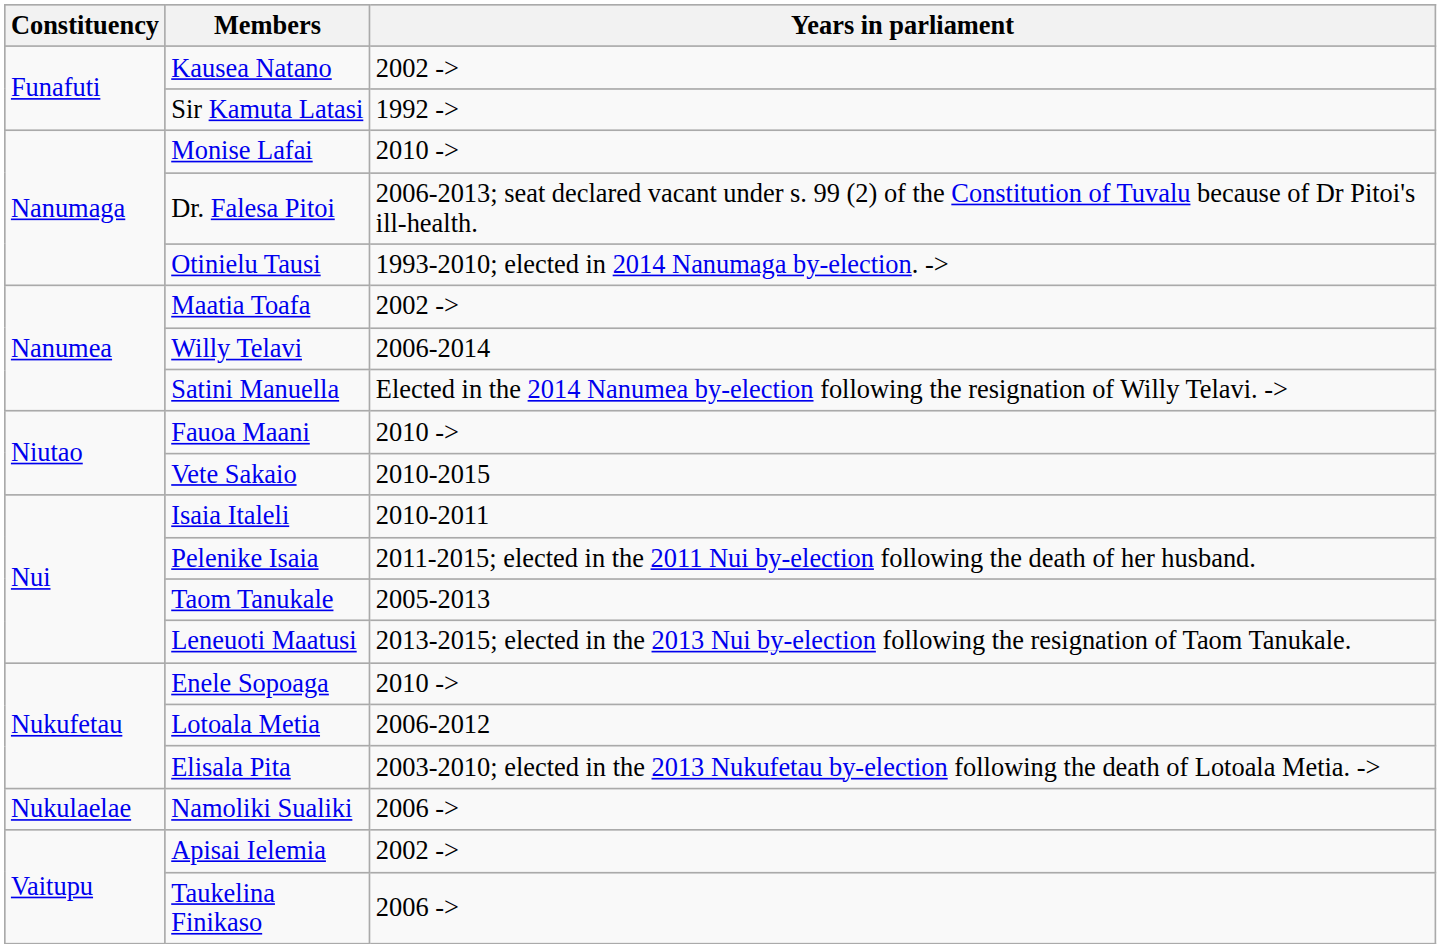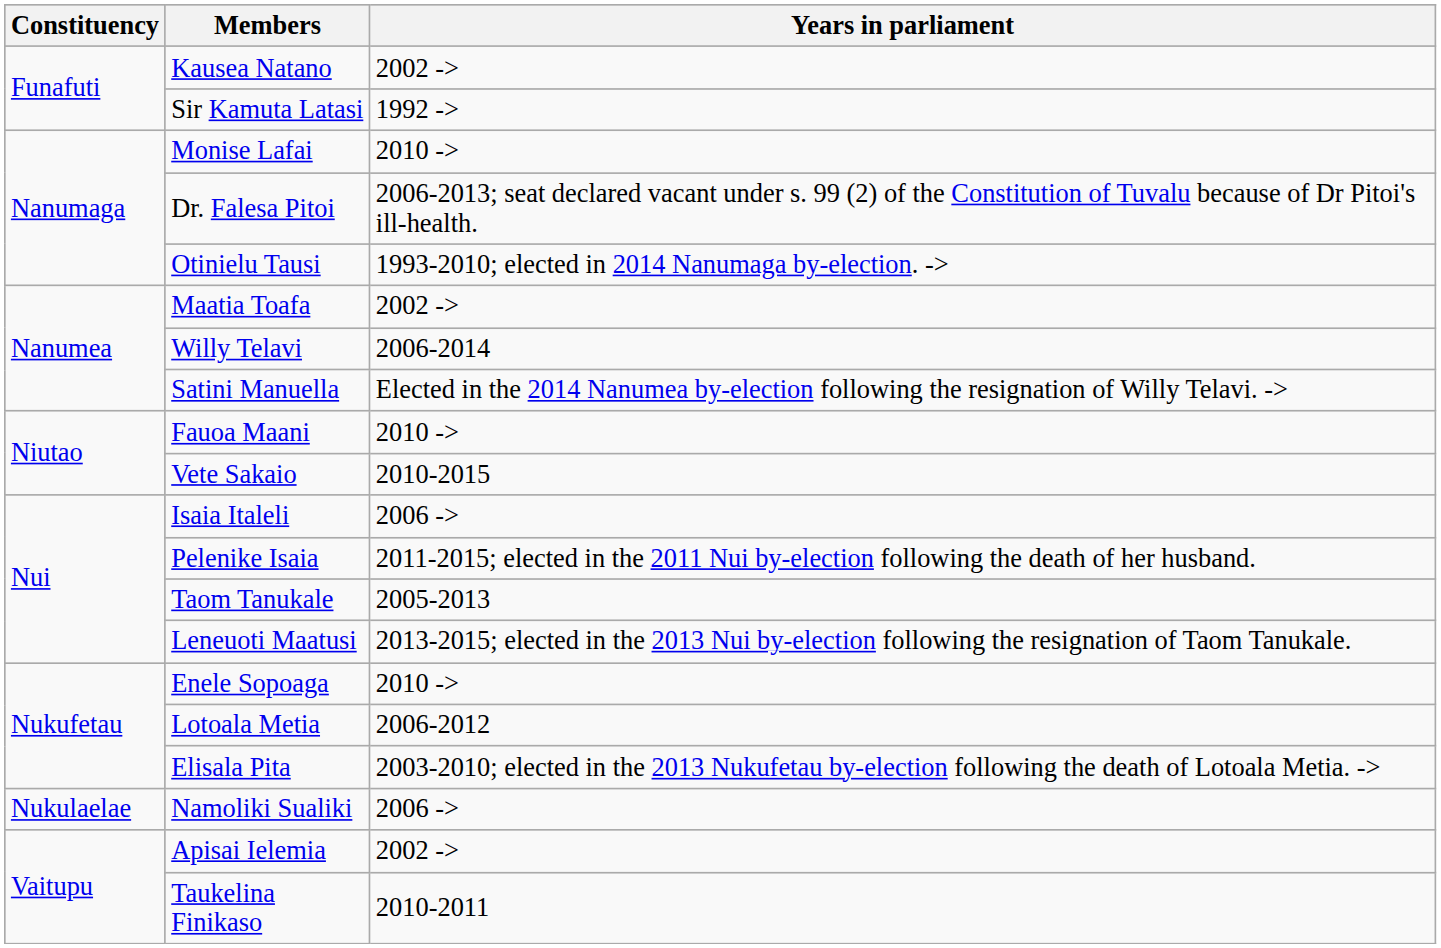(433, 515) 2010-2011 -> (417, 515) 2006 ->
(417, 907) 2006 -> -> (433, 907) 2010-2011
